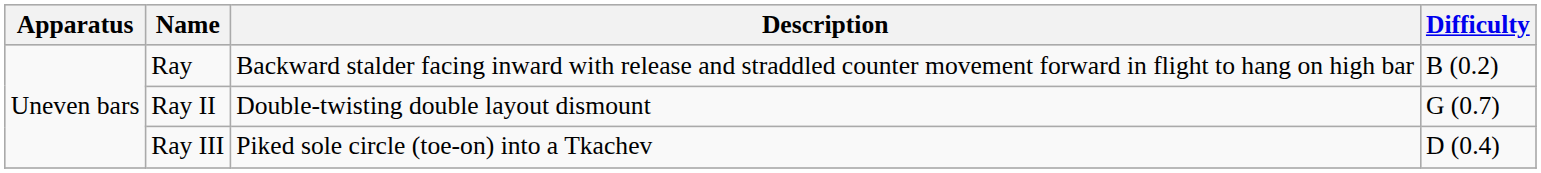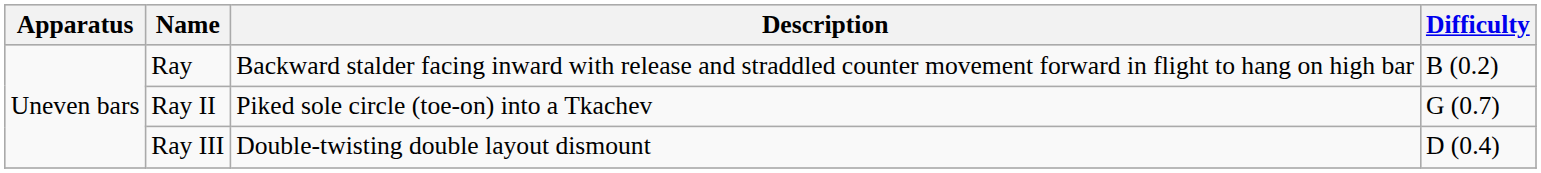(443, 106) Double-twisting double layout dismount -> (444, 106) Piked sole circle (toe-on) into a Tkachev
(444, 146) Piked sole circle (toe-on) into a Tkachev -> (443, 146) Double-twisting double layout dismount
